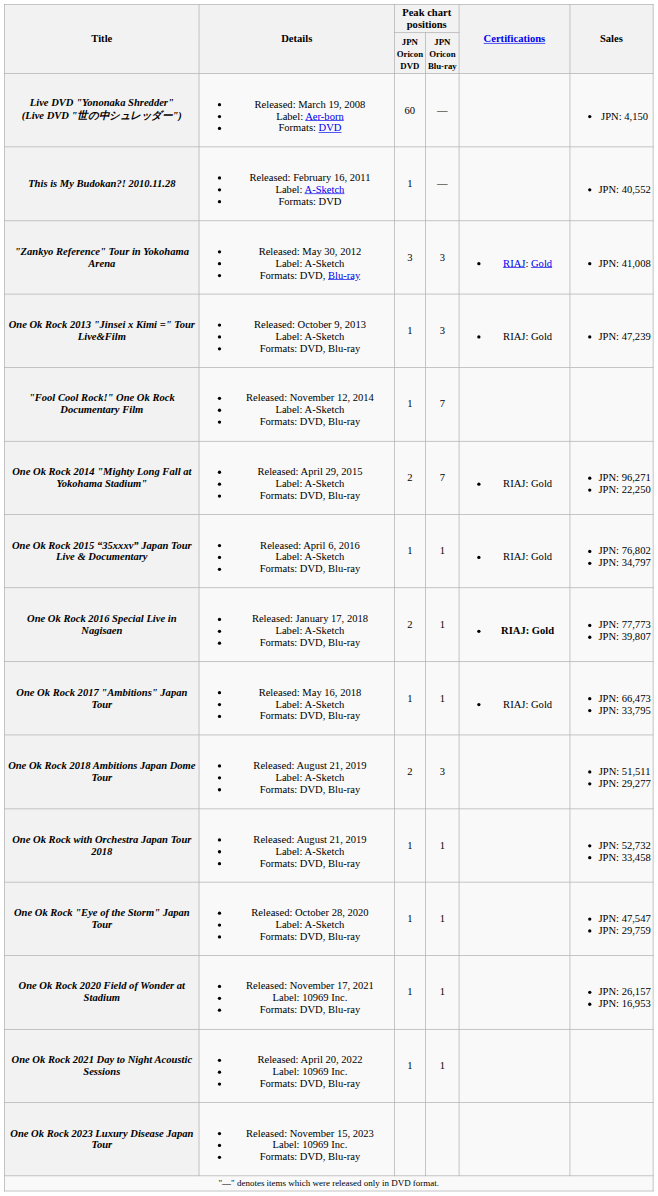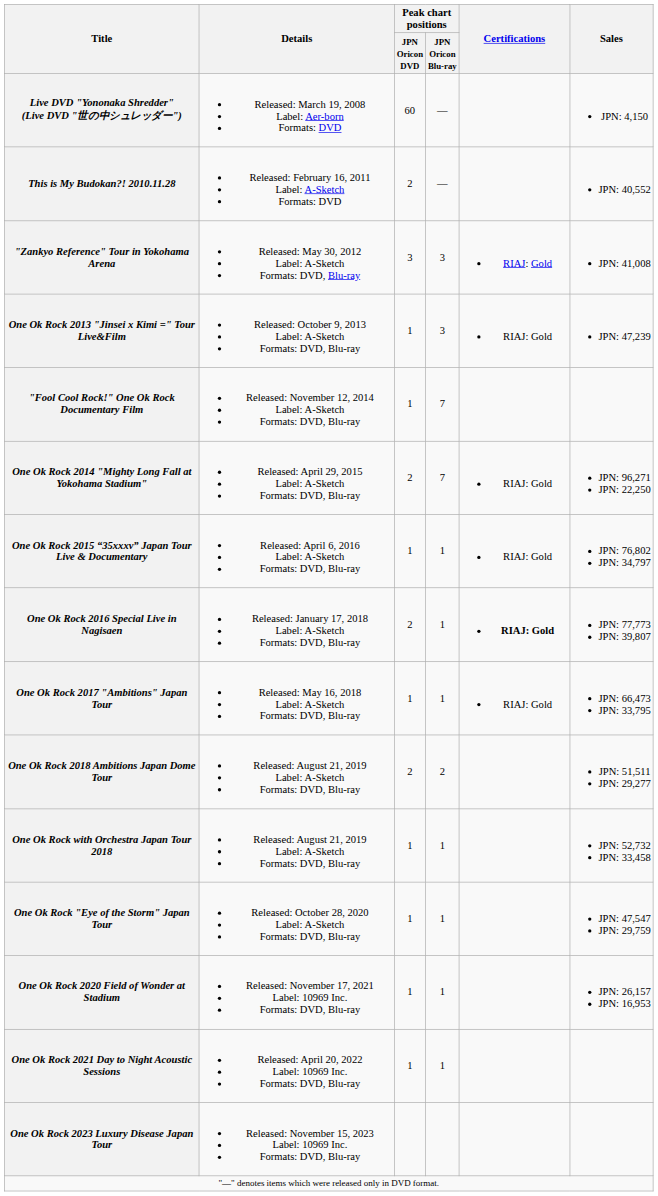(410, 183) 1 -> (410, 183) 2
(442, 771) 3 -> (442, 771) 2
